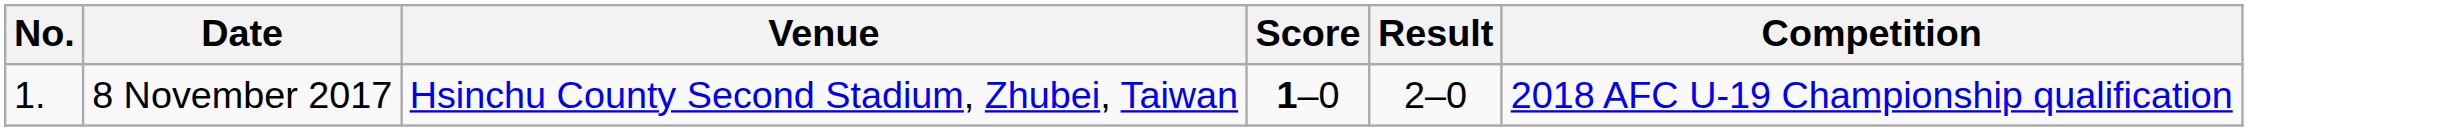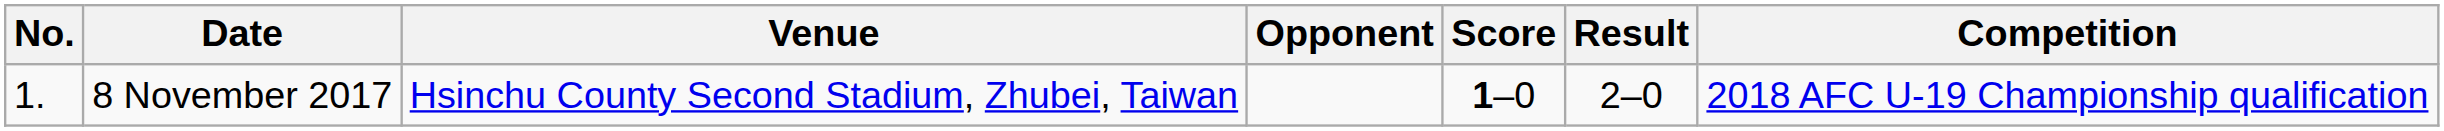+ column: (1345, 34)
